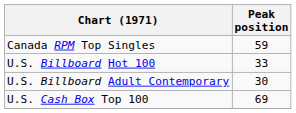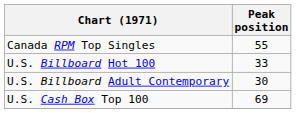(261, 45) 59 -> (261, 45) 55
